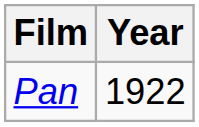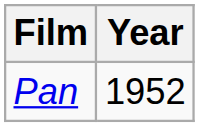(145, 90) 1922 -> (145, 90) 1952
